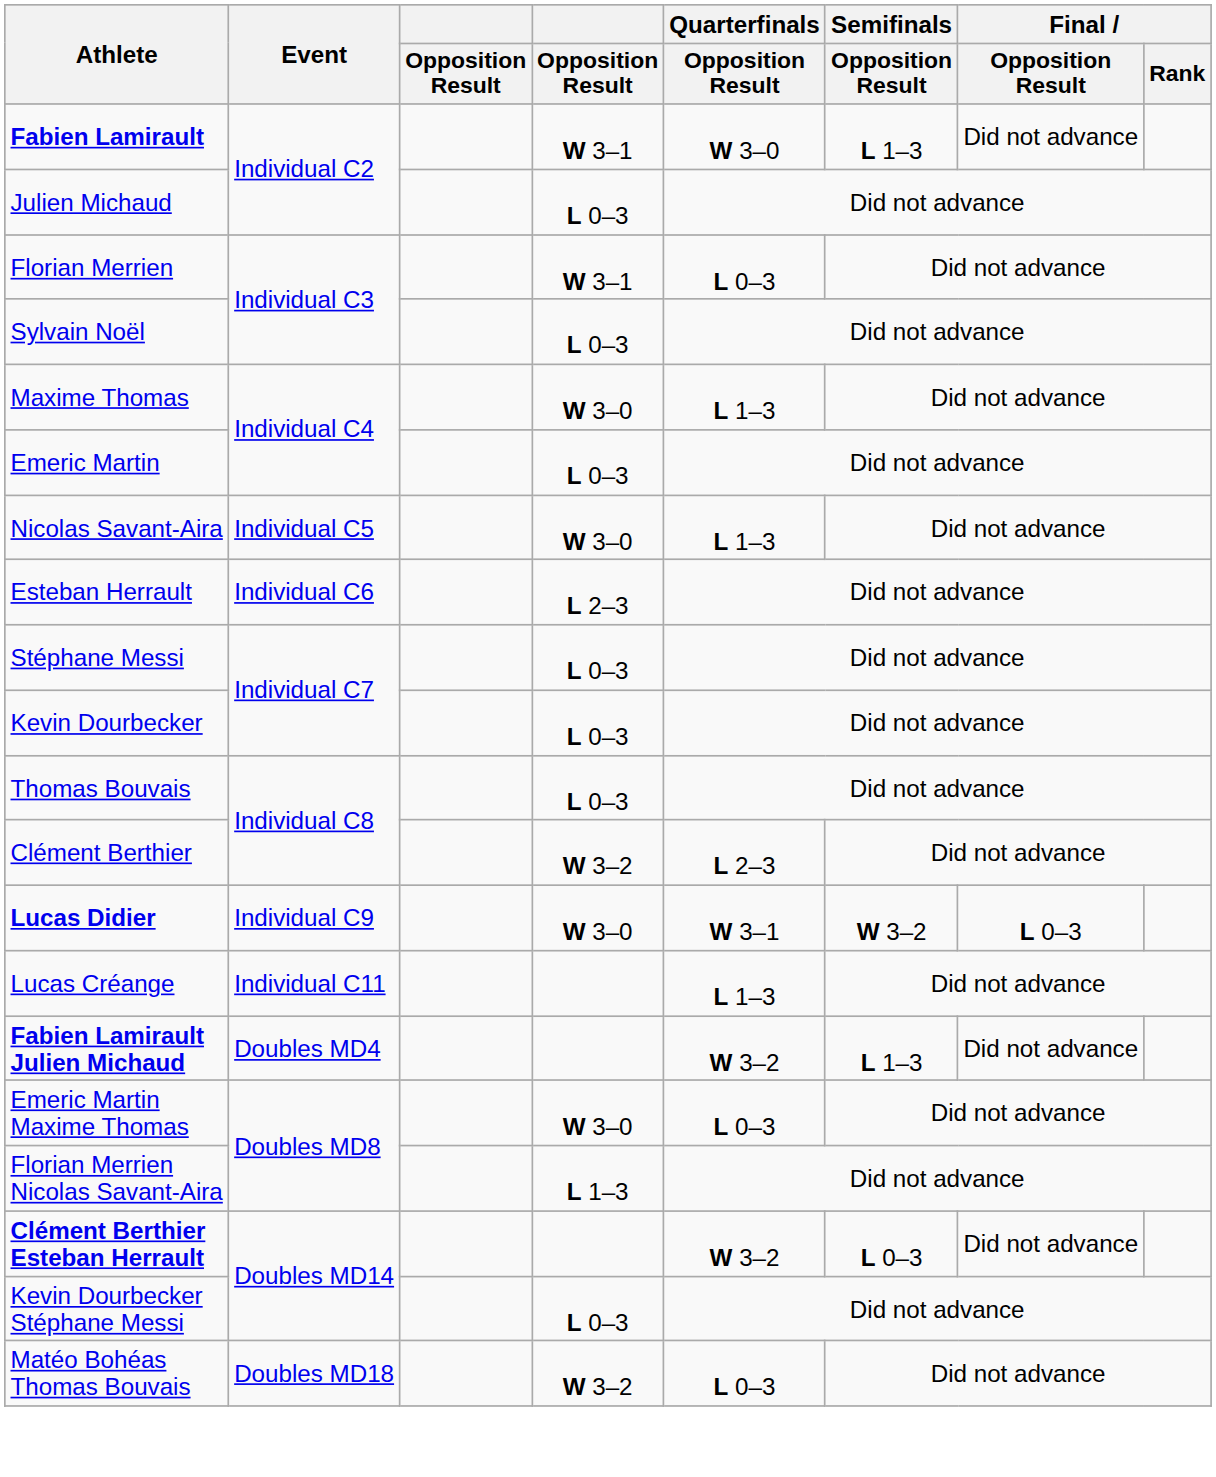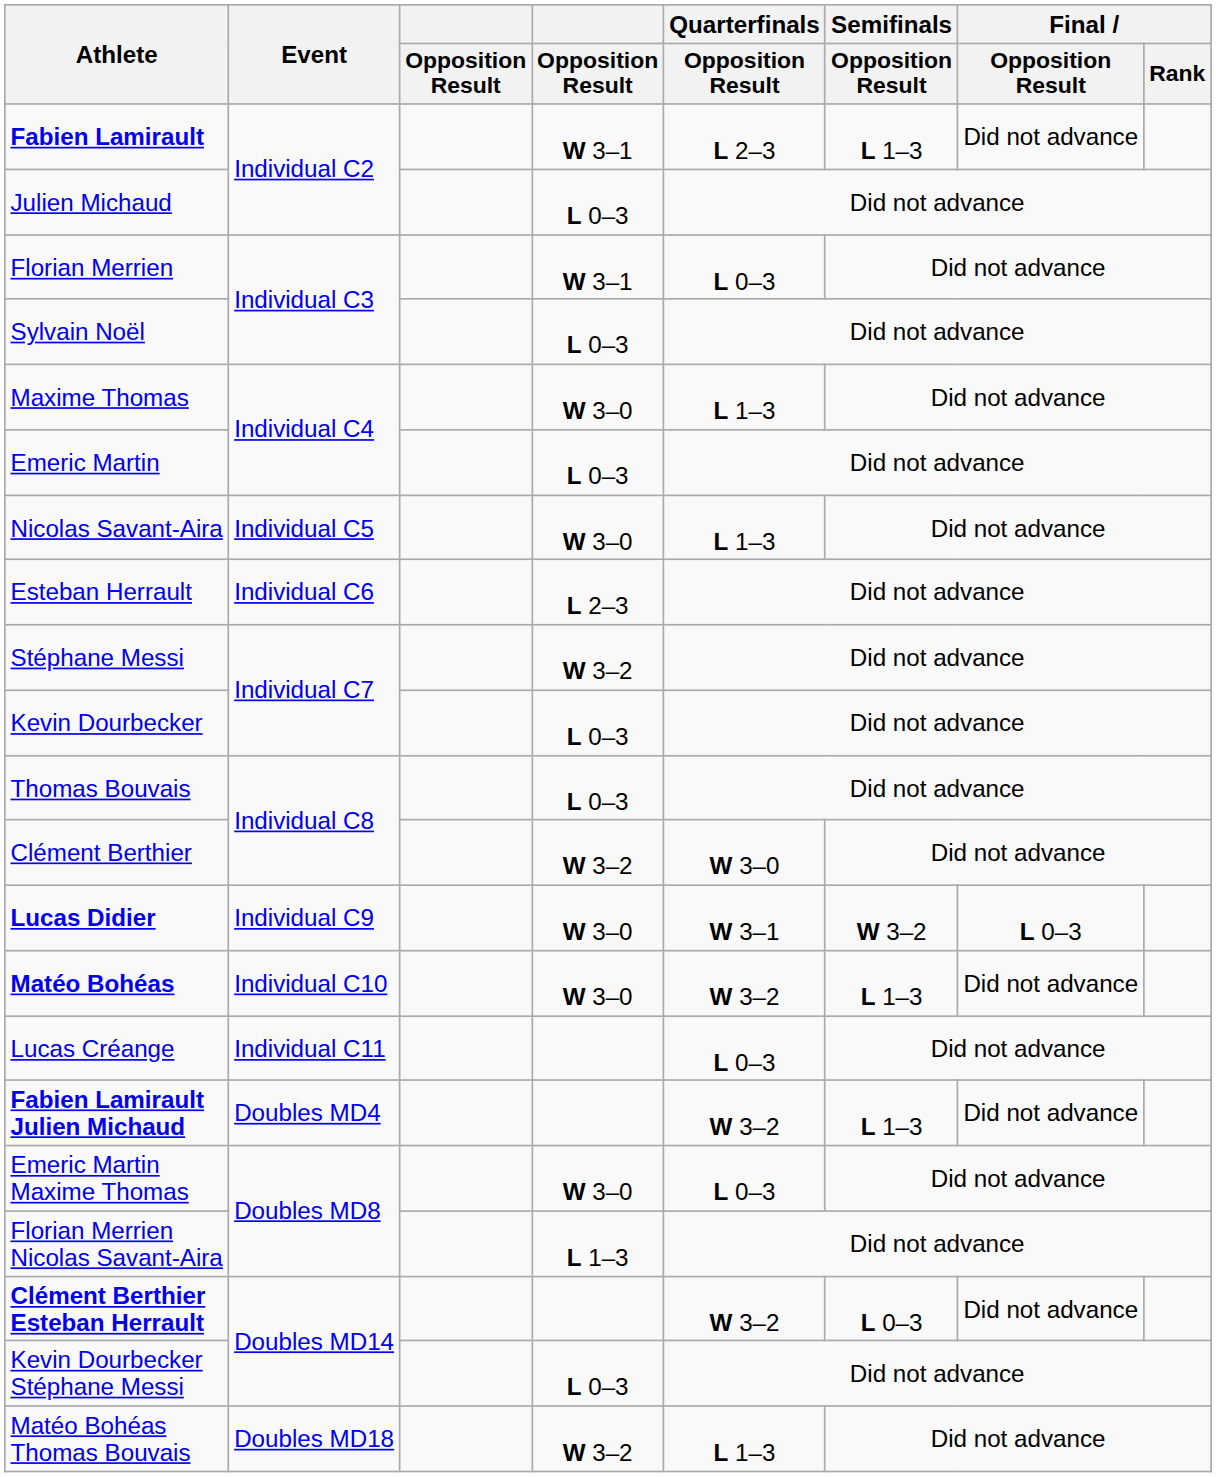(745, 151) W 3–0 -> (745, 151) L 2–3
(598, 672) L 0–3 -> (598, 672) W 3–2
(745, 867) L 2–3 -> (745, 867) W 3–0
+ row: (92, 984)
(745, 997) L 1–3 -> (745, 1062) L 0–3
(745, 1388) L 0–3 -> (745, 1453) L 1–3
